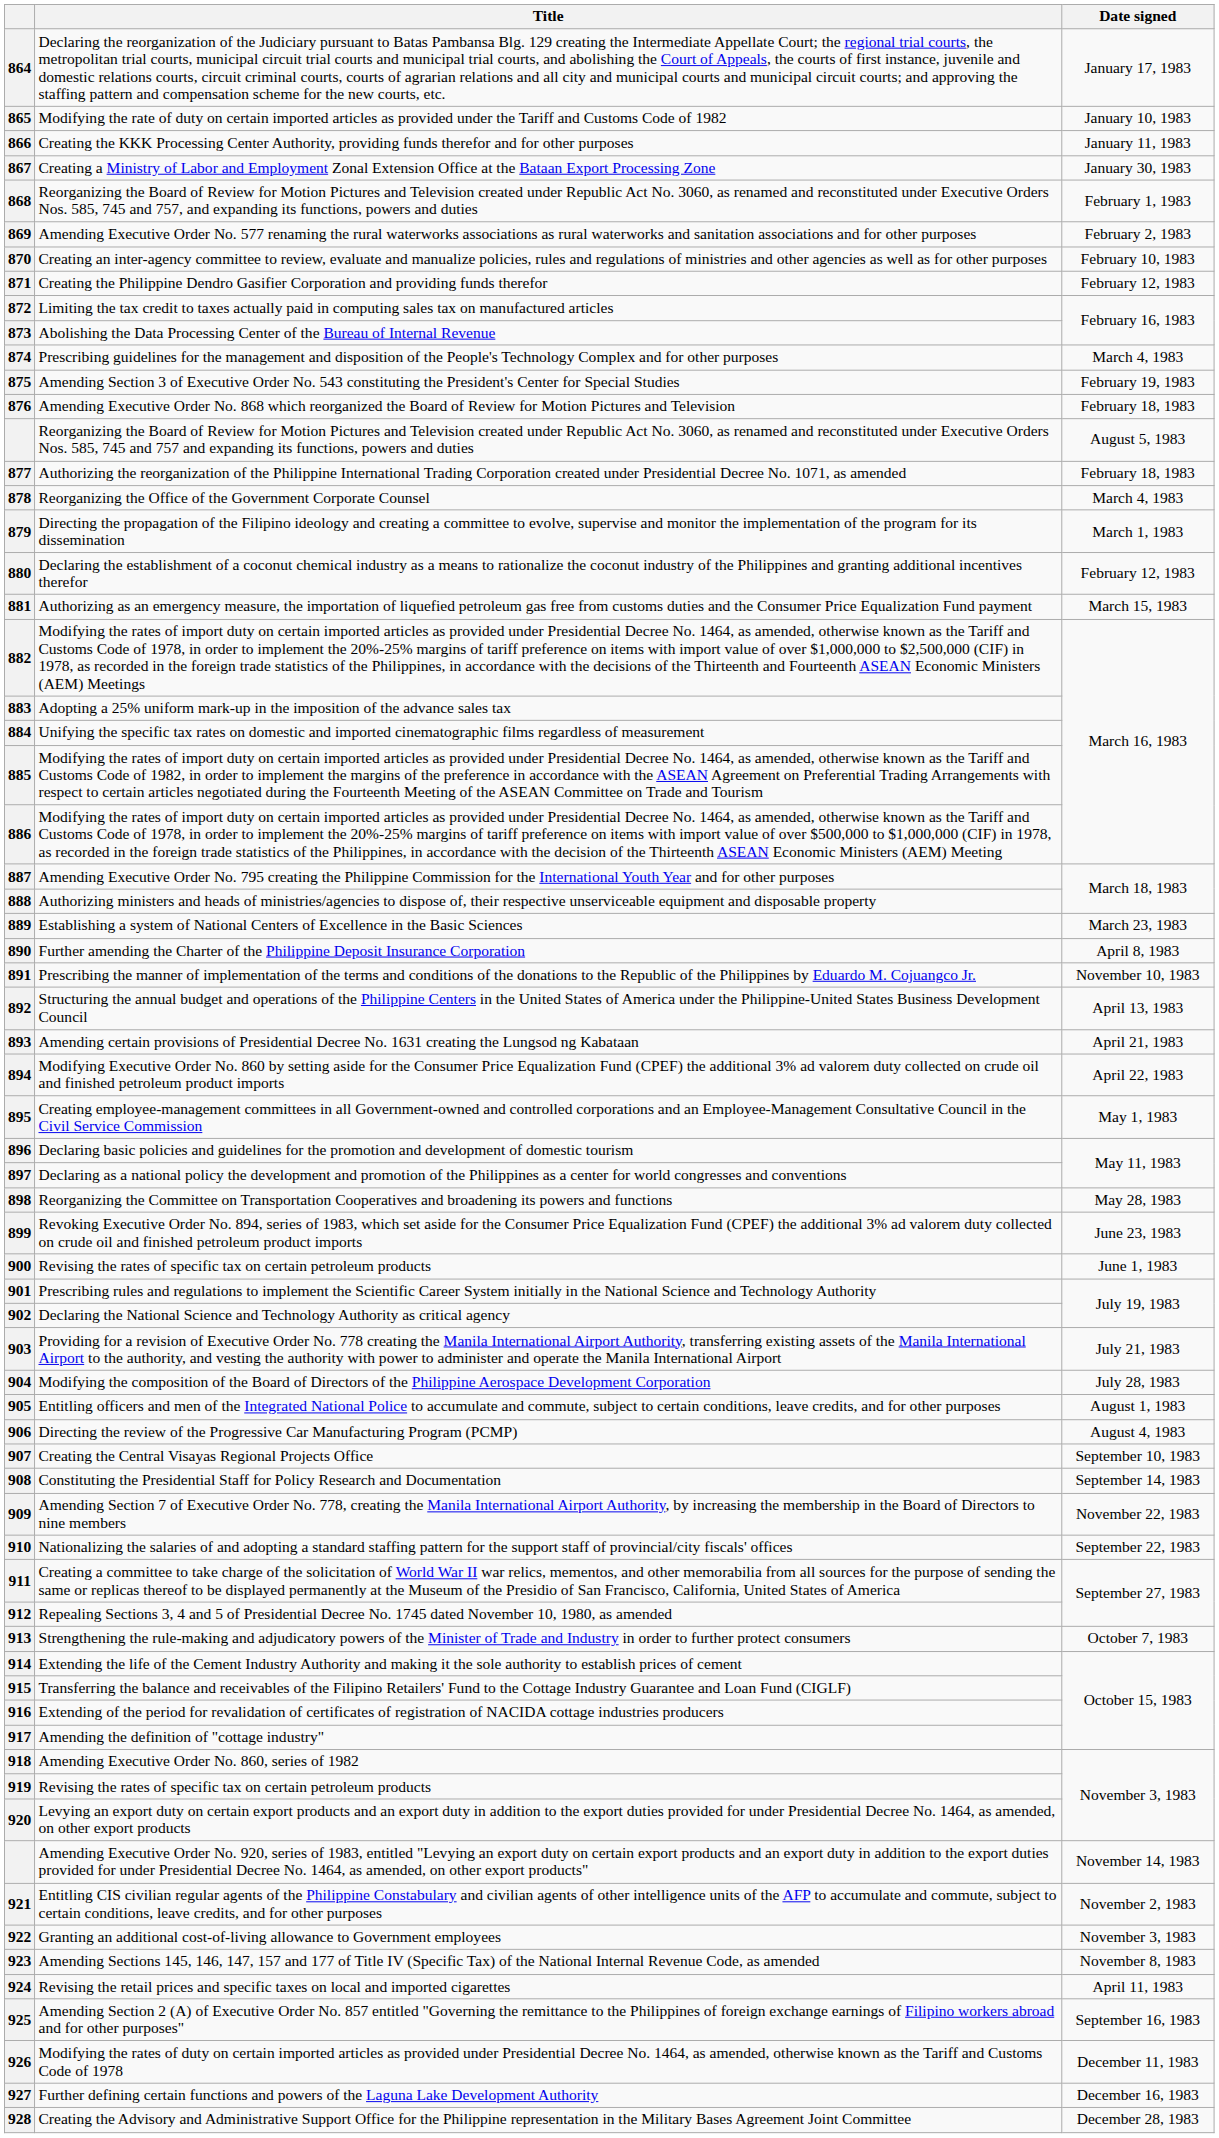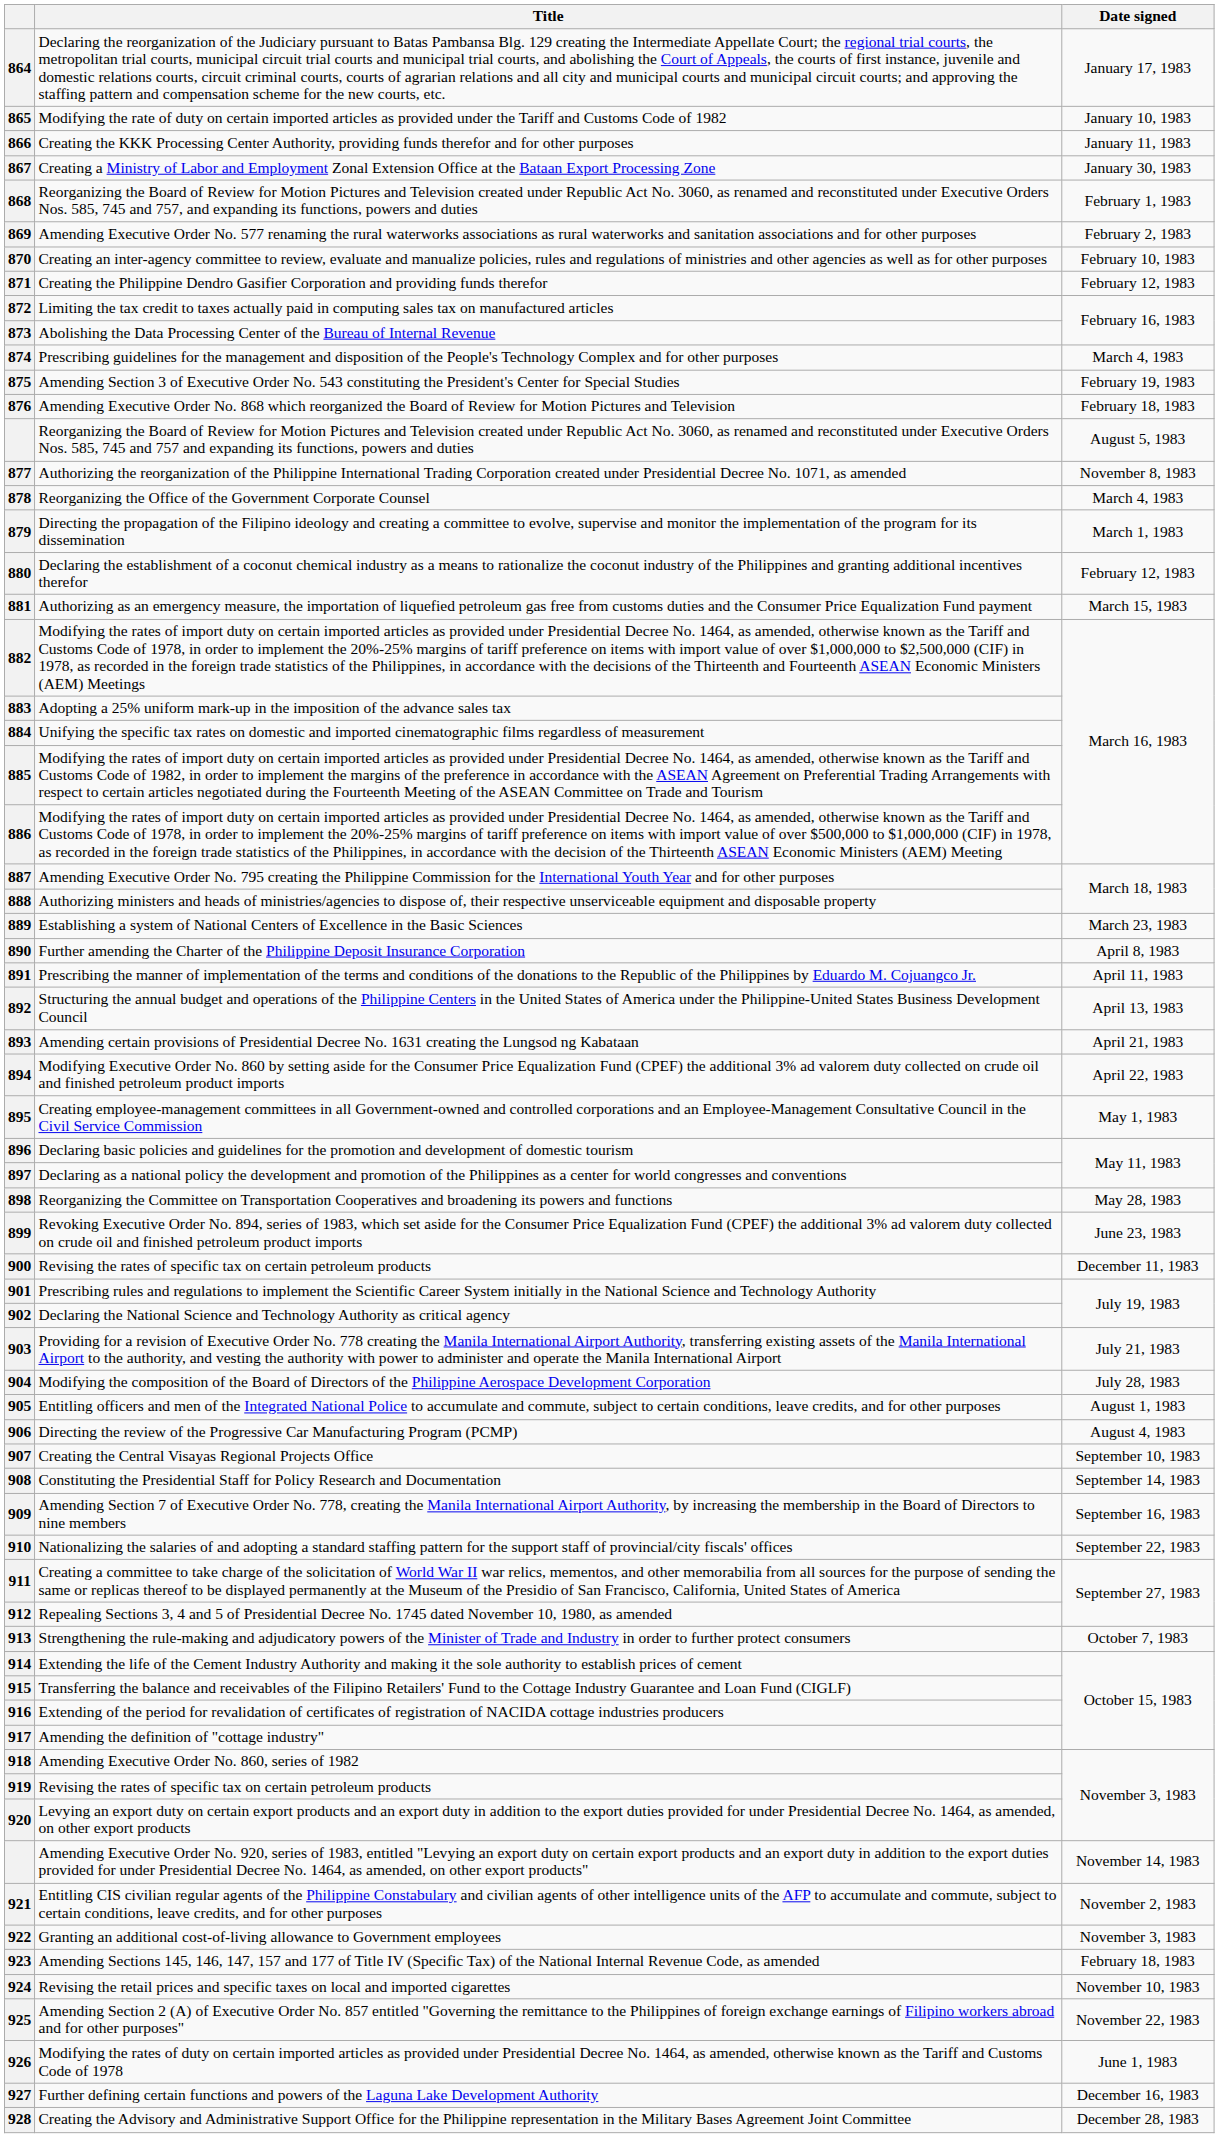(1138, 473) February 18, 1983 -> (1138, 473) November 8, 1983
(1138, 975) November 10, 1983 -> (1138, 975) April 11, 1983
(1138, 1266) June 1, 1983 -> (1138, 1266) December 11, 1983
(1138, 1514) November 22, 1983 -> (1138, 1514) September 16, 1983
(1138, 1961) November 8, 1983 -> (1138, 1961) February 18, 1983
(1138, 1986) April 11, 1983 -> (1138, 1986) November 10, 1983
(1138, 2019) September 16, 1983 -> (1138, 2019) November 22, 1983
(1138, 2061) December 11, 1983 -> (1138, 2061) June 1, 1983
